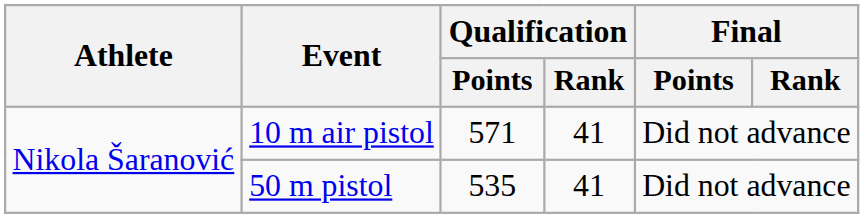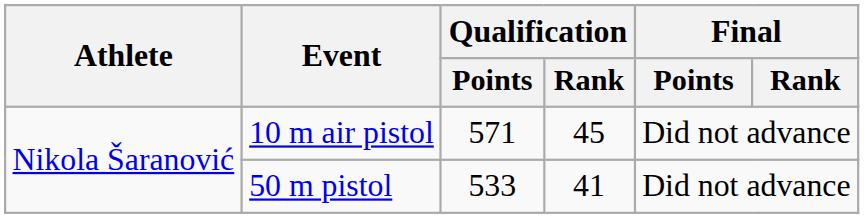(589, 133) 41 -> (589, 133) 45
(492, 185) 535 -> (492, 185) 533
